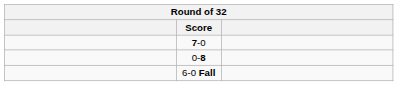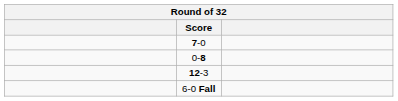+ row: (199, 73)
